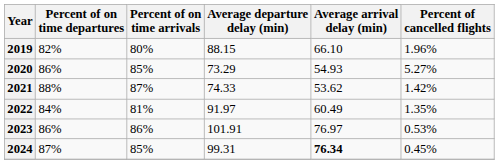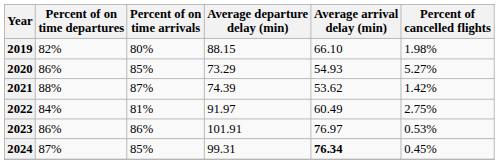(421, 48) 1.96% -> (421, 48) 1.98%
(221, 88) 74.33 -> (221, 88) 74.39
(421, 108) 1.35% -> (421, 108) 2.75%
